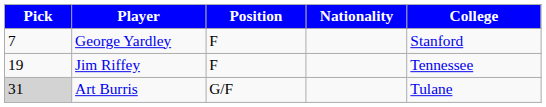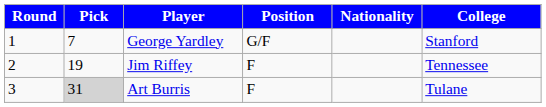+ column: (34, 16)
(213, 41) F -> (258, 41) G/F
(221, 89) G/F -> (251, 89) F
